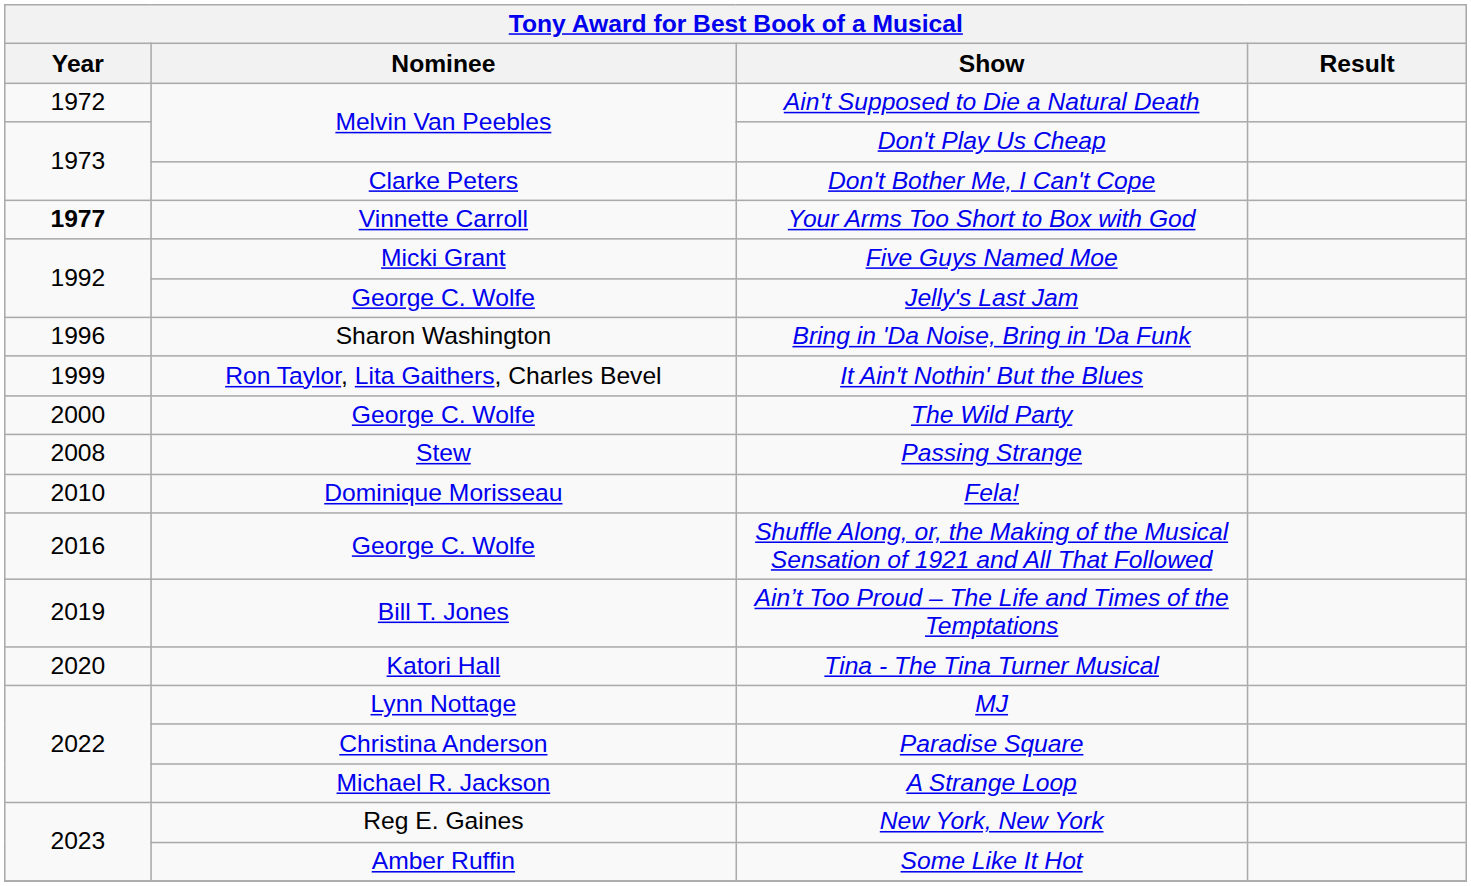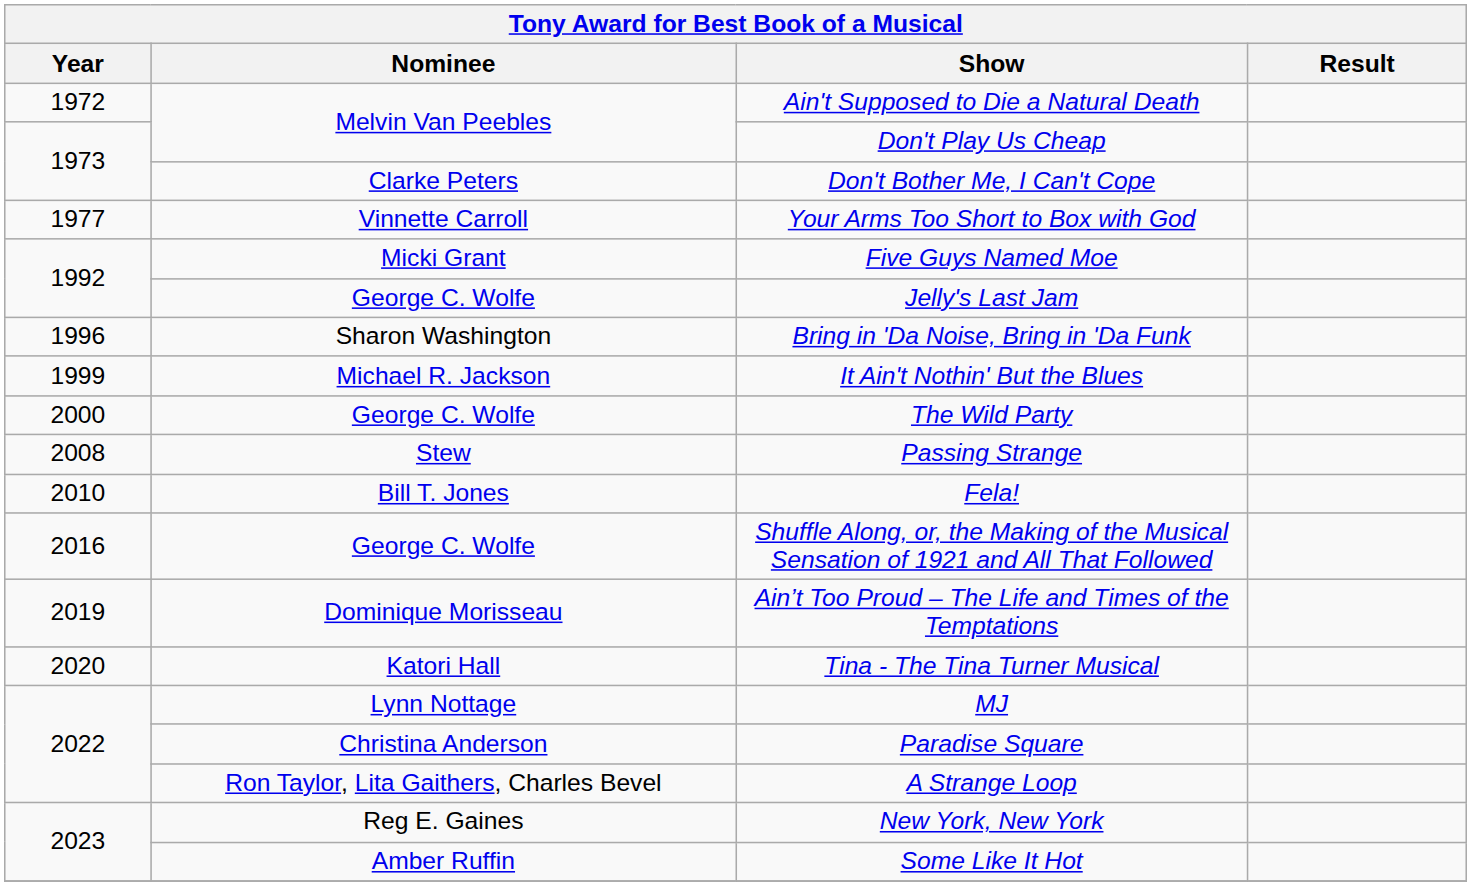(78, 219) bold -> (78, 219) normal
(443, 375) Ron Taylor, Lita Gaithers, Charles Bevel -> (443, 375) Michael R. Jackson
(443, 492) Dominique Morisseau -> (443, 492) Bill T. Jones
(443, 612) Bill T. Jones -> (443, 612) Dominique Morisseau
(443, 782) Michael R. Jackson -> (443, 782) Ron Taylor, Lita Gaithers, Charles Bevel
